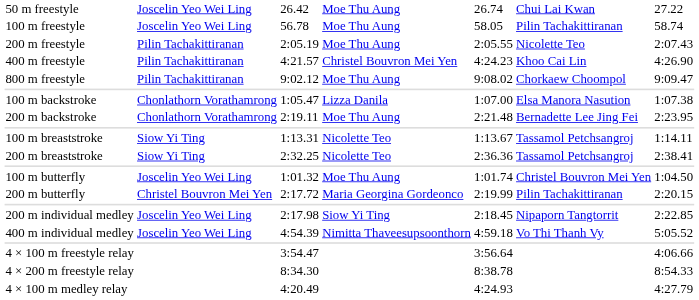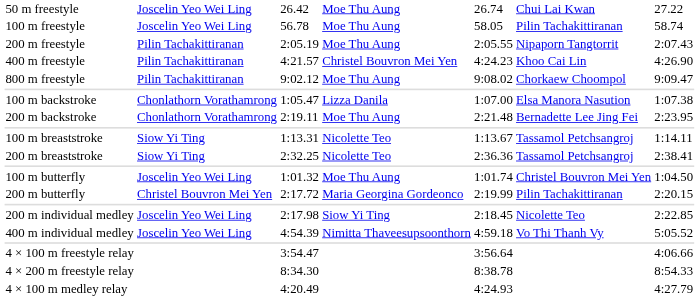(550, 43) Nicolette Teo -> (567, 43) Nipaporn Tangtorrit
(567, 215) Nipaporn Tangtorrit -> (550, 215) Nicolette Teo
